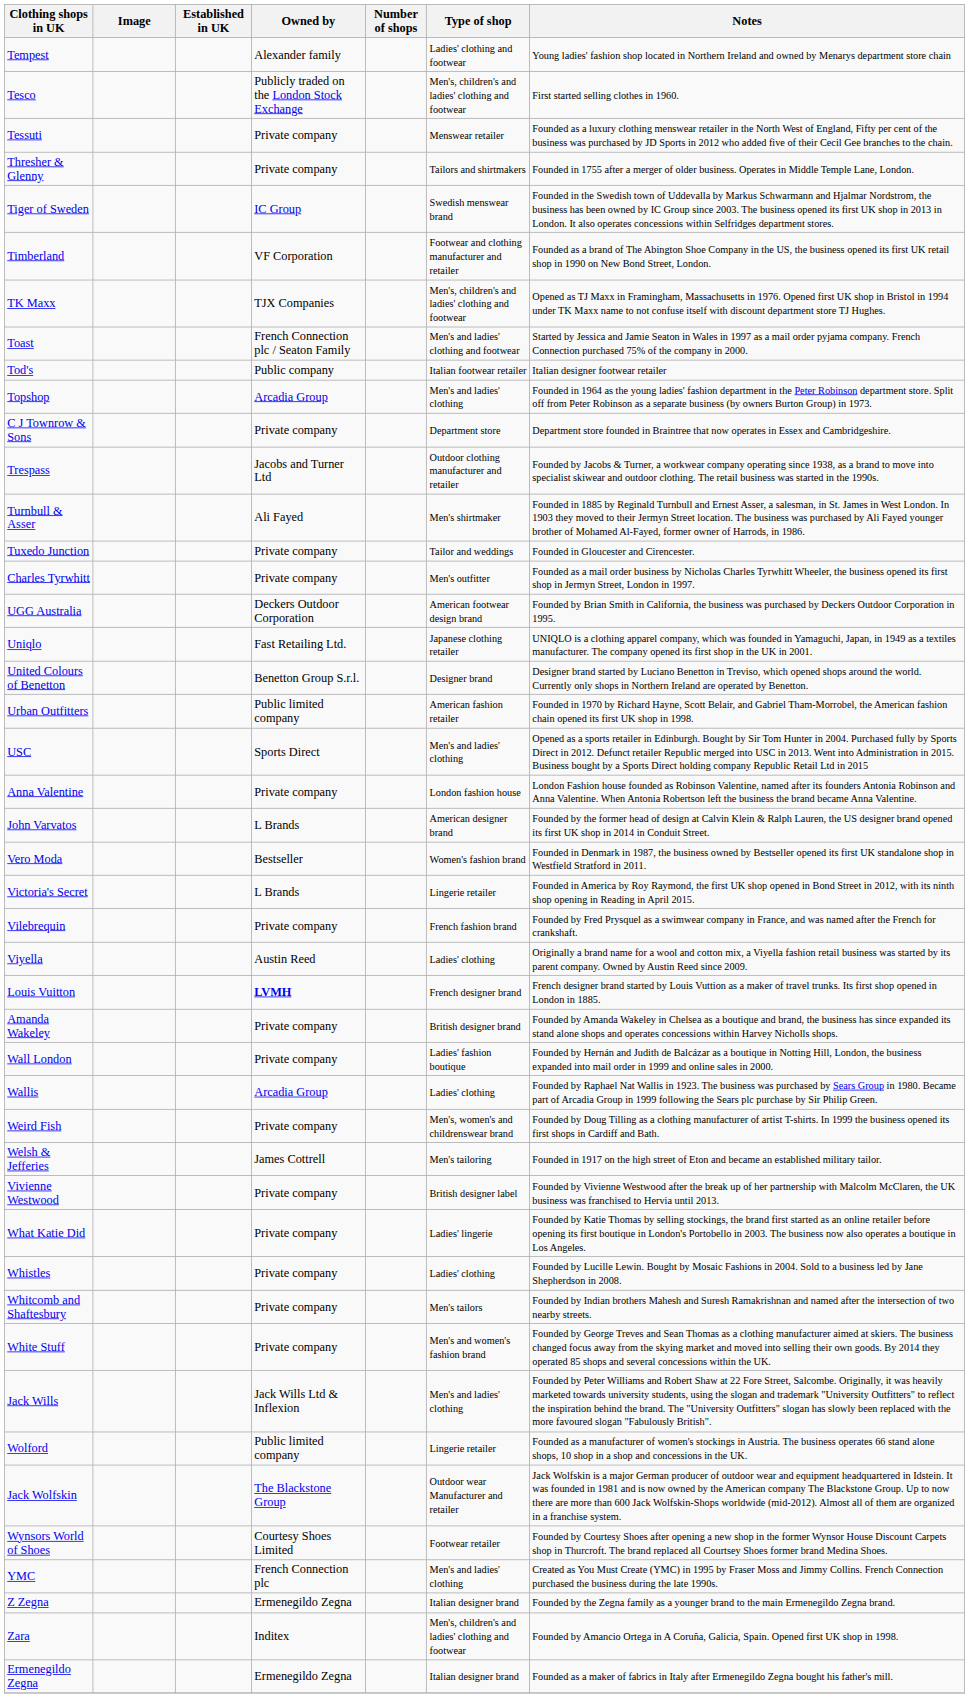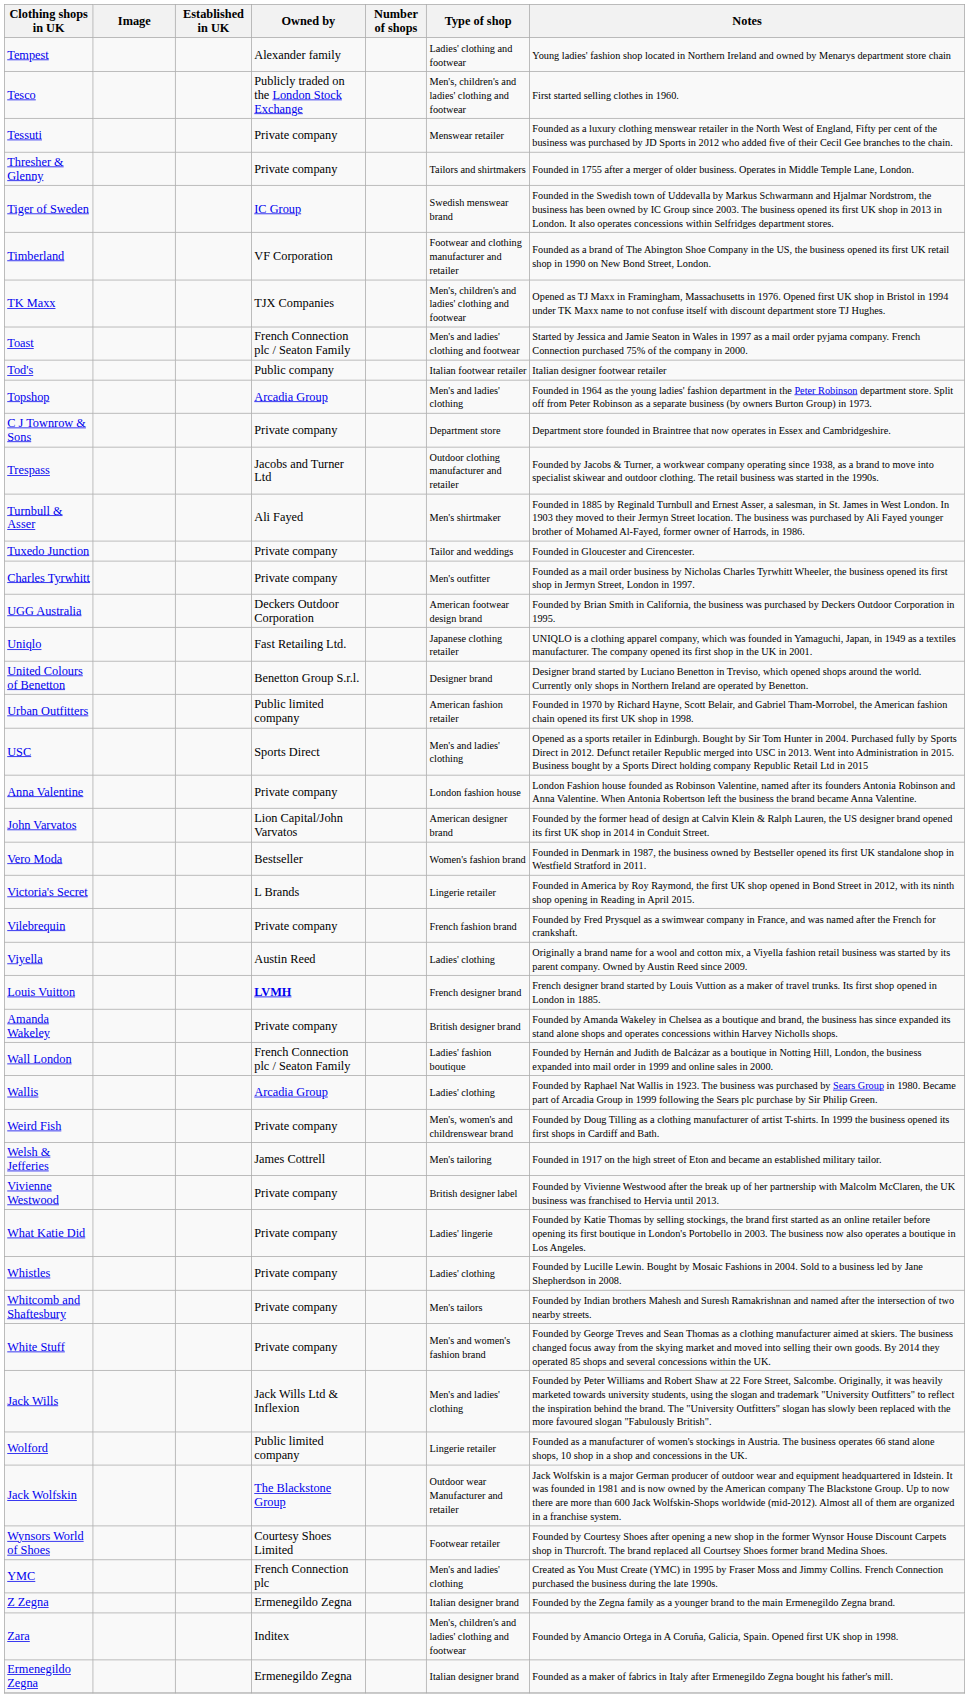(277, 825) L Brands -> (299, 825) Lion Capital/John Varvatos
(296, 1059) Private company -> (302, 1059) French Connection plc / Seaton Family
